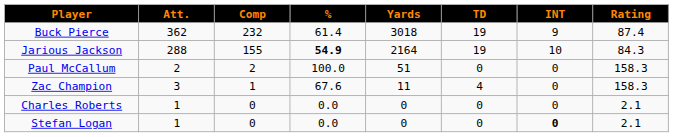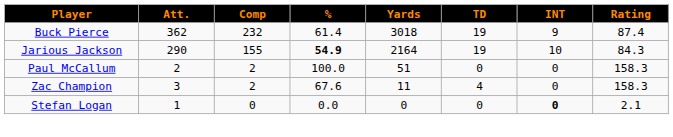(177, 50) 288 -> (177, 50) 290
(252, 86) 1 -> (252, 86) 2
- row: (72, 105)
